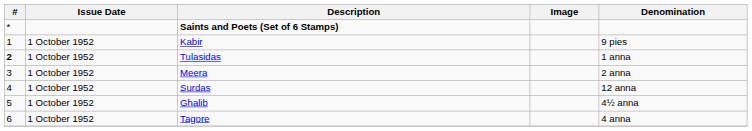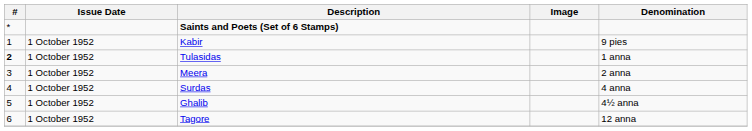(619, 88) 12 anna -> (616, 88) 4 anna
(616, 118) 4 anna -> (619, 118) 12 anna
